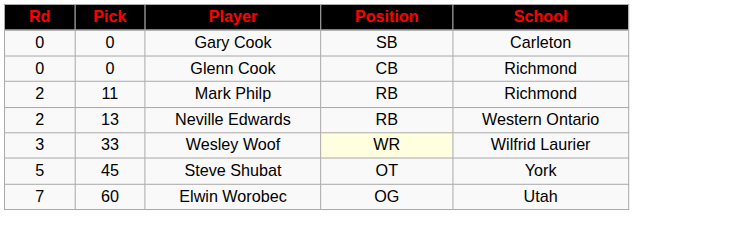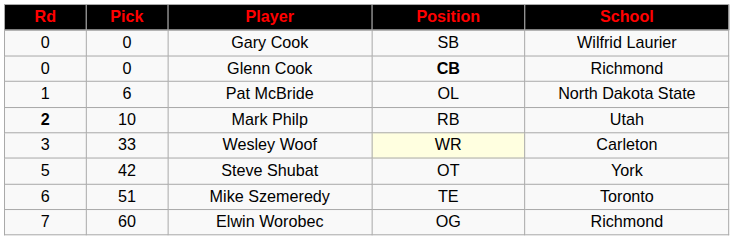(541, 42) Carleton -> (627, 42) Wilfrid Laurier
(387, 68) normal -> (448, 68) bold
+ row: (270, 94)
(40, 94) normal -> (45, 119) bold
(110, 94) 11 -> (127, 119) 10
(541, 94) Richmond -> (627, 119) Utah
- row: (233, 119)
(541, 145) Wilfrid Laurier -> (627, 145) Carleton
(110, 171) 45 -> (127, 171) 42
+ row: (270, 196)
(541, 196) Utah -> (627, 222) Richmond
